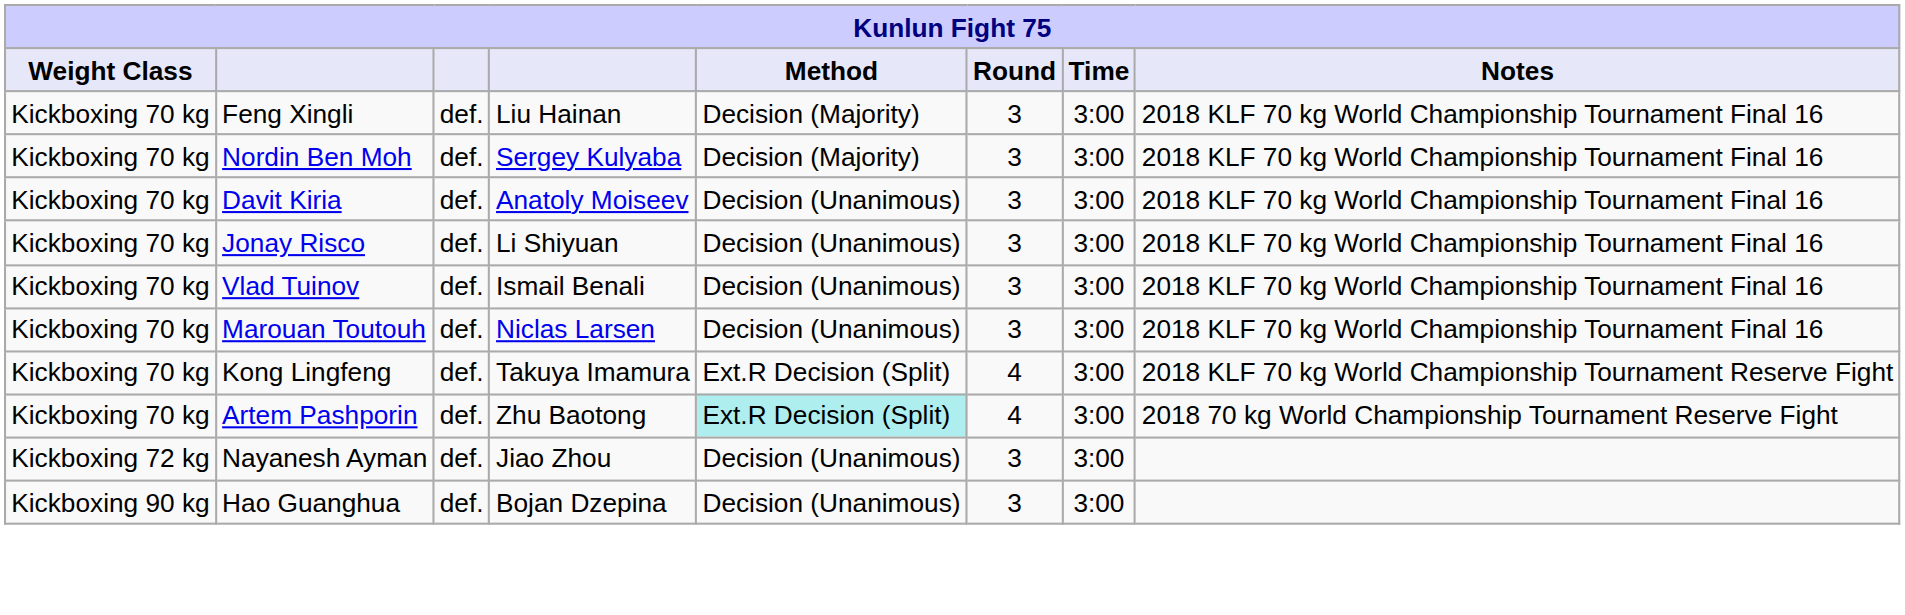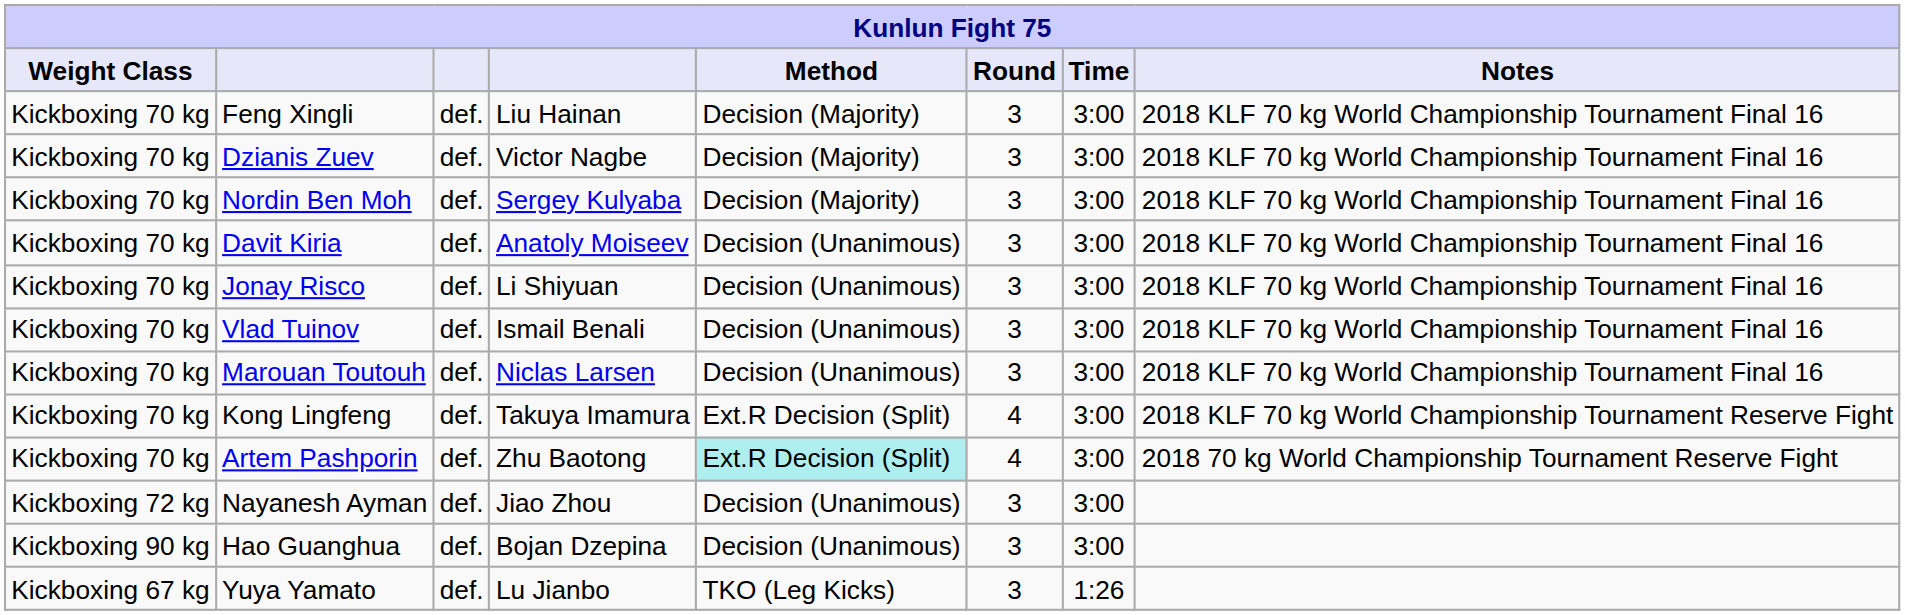+ row: (298, 156)
+ row: (299, 589)
